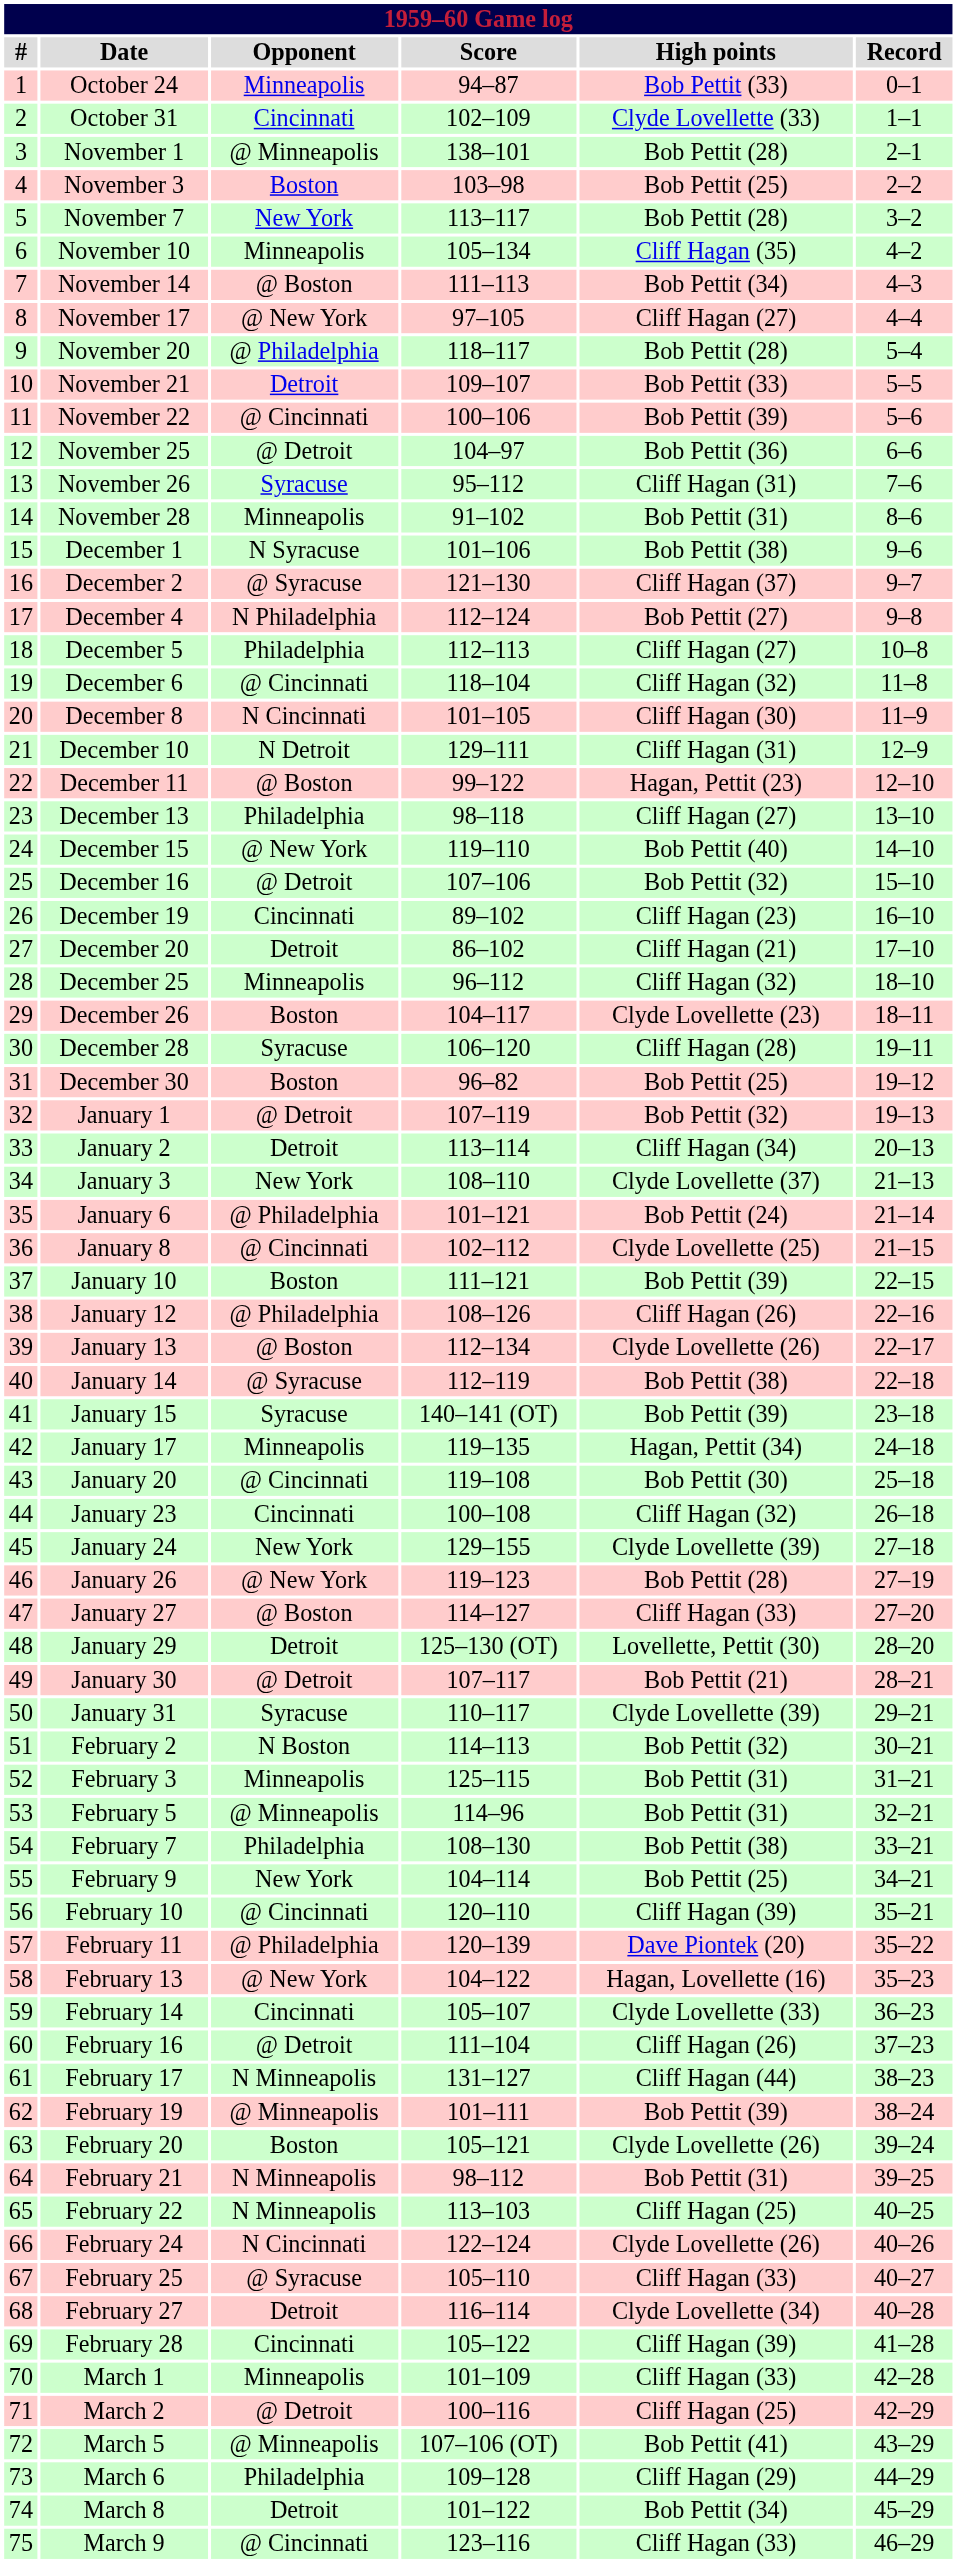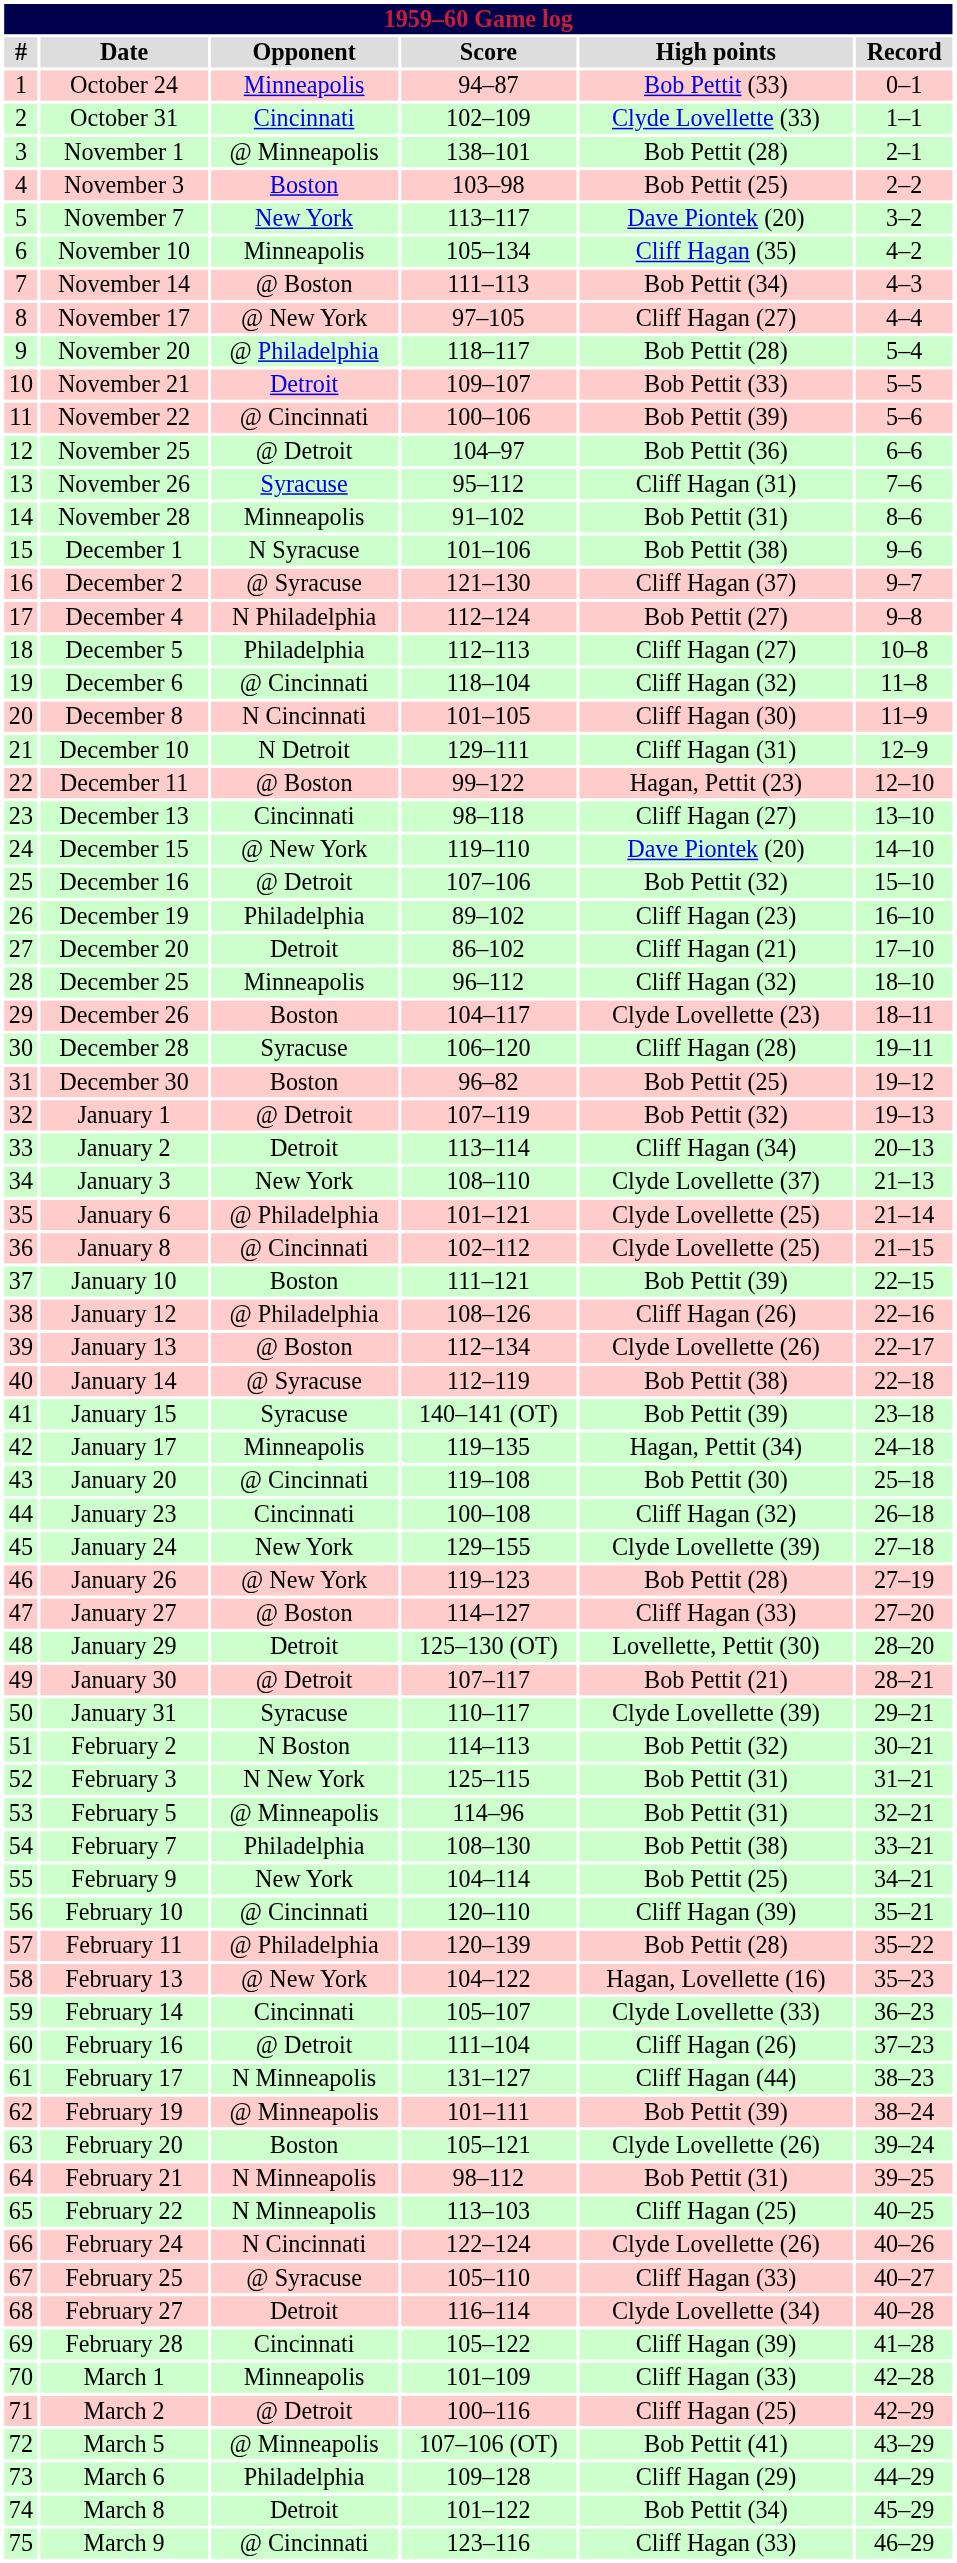(716, 218) Bob Pettit (28) -> (716, 218) Dave Piontek (20)
(304, 816) Philadelphia -> (304, 816) Cincinnati
(716, 849) Bob Pettit (40) -> (716, 849) Dave Piontek (20)
(304, 915) Cincinnati -> (304, 915) Philadelphia
(716, 1214) Bob Pettit (24) -> (716, 1214) Clyde Lovellette (25)
(304, 1779) Minneapolis -> (304, 1779) N New York
(716, 1945) Dave Piontek (20) -> (716, 1945) Bob Pettit (28)
